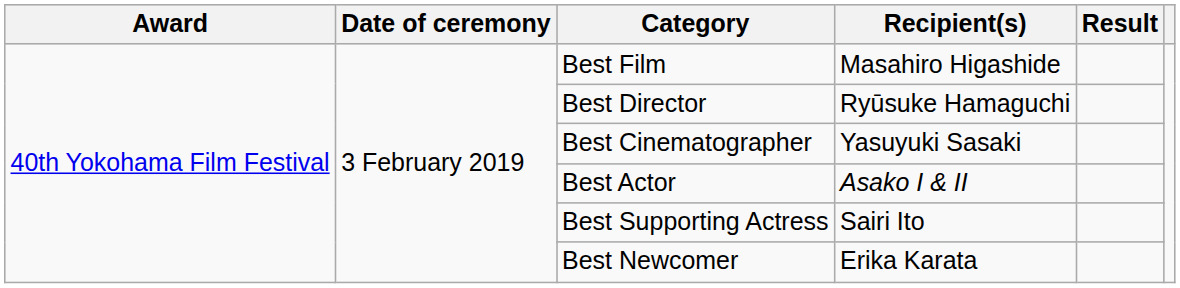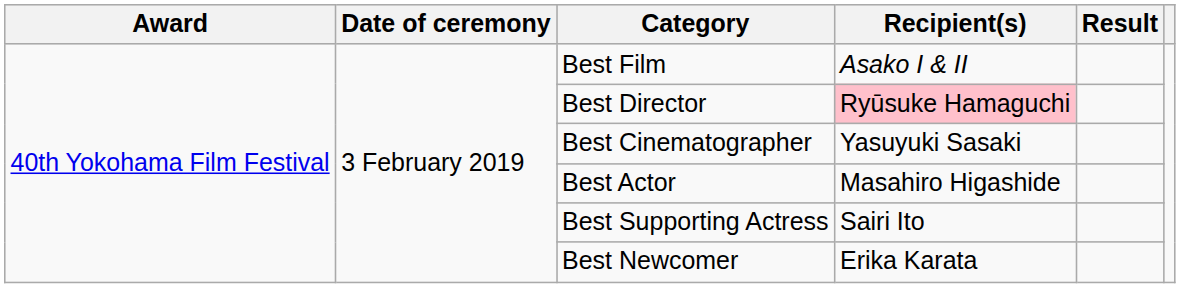(950, 63) Masahiro Higashide -> (904, 63) Asako I & II
(955, 103) no background -> (955, 103) pink background
(904, 182) Asako I & II -> (950, 182) Masahiro Higashide
